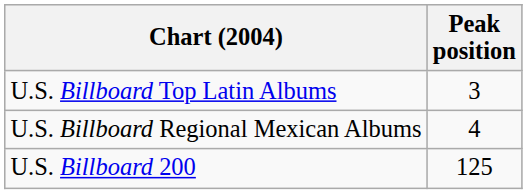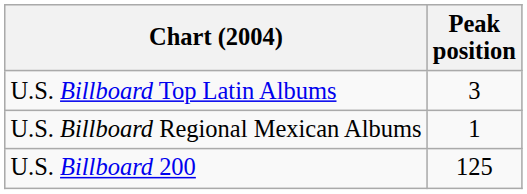(474, 129) 4 -> (474, 129) 1
